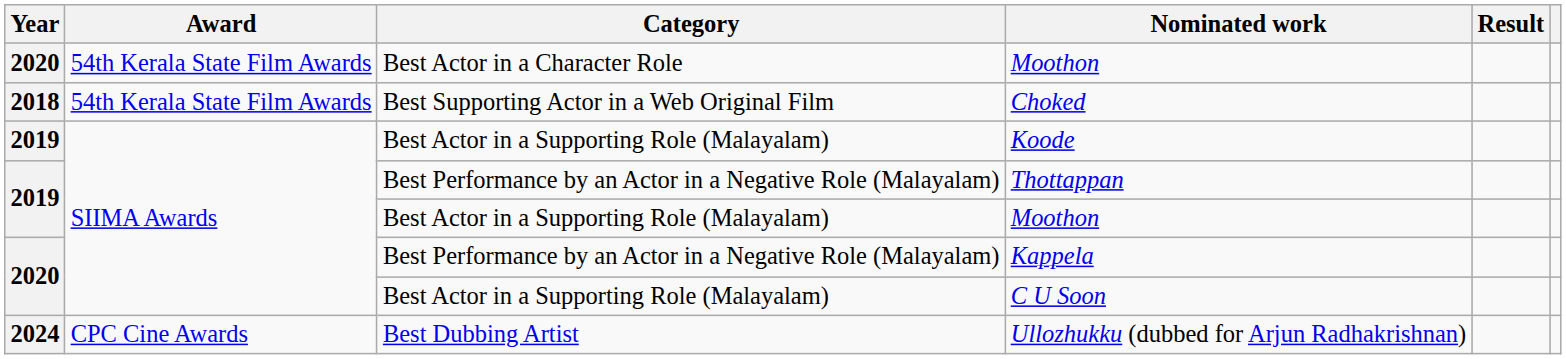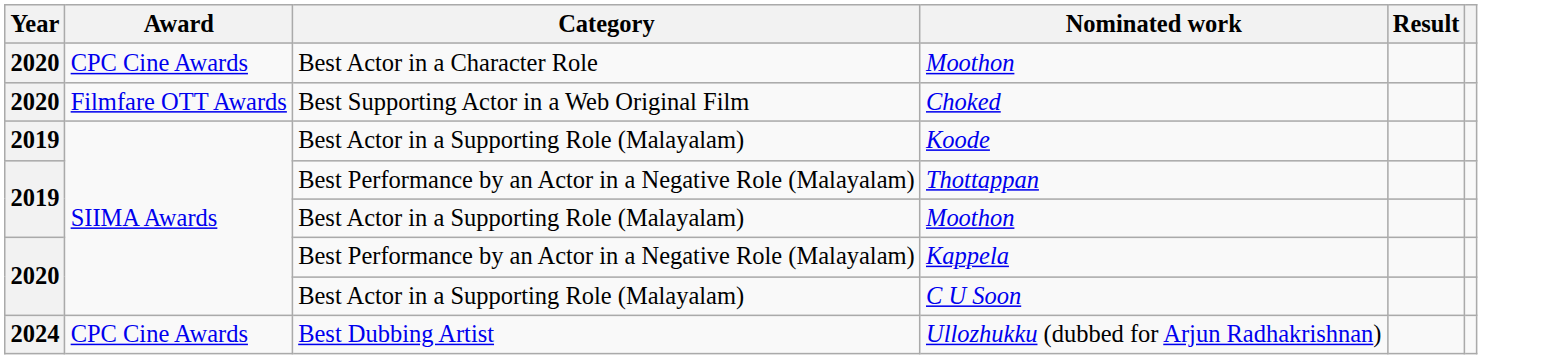(221, 62) 54th Kerala State Film Awards -> (159, 62) CPC Cine Awards
(35, 101) 2018 -> (35, 101) 2020
(221, 101) 54th Kerala State Film Awards -> (179, 101) Filmfare OTT Awards
